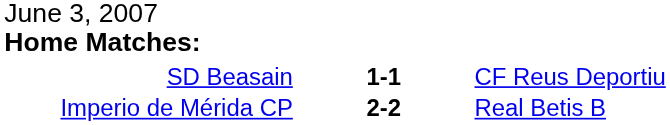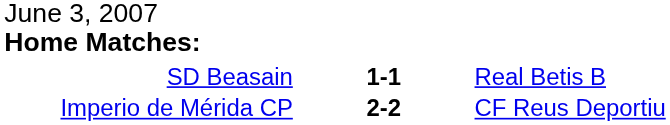(570, 76) CF Reus Deportiu -> (540, 76) Real Betis B
(540, 108) Real Betis B -> (570, 108) CF Reus Deportiu
